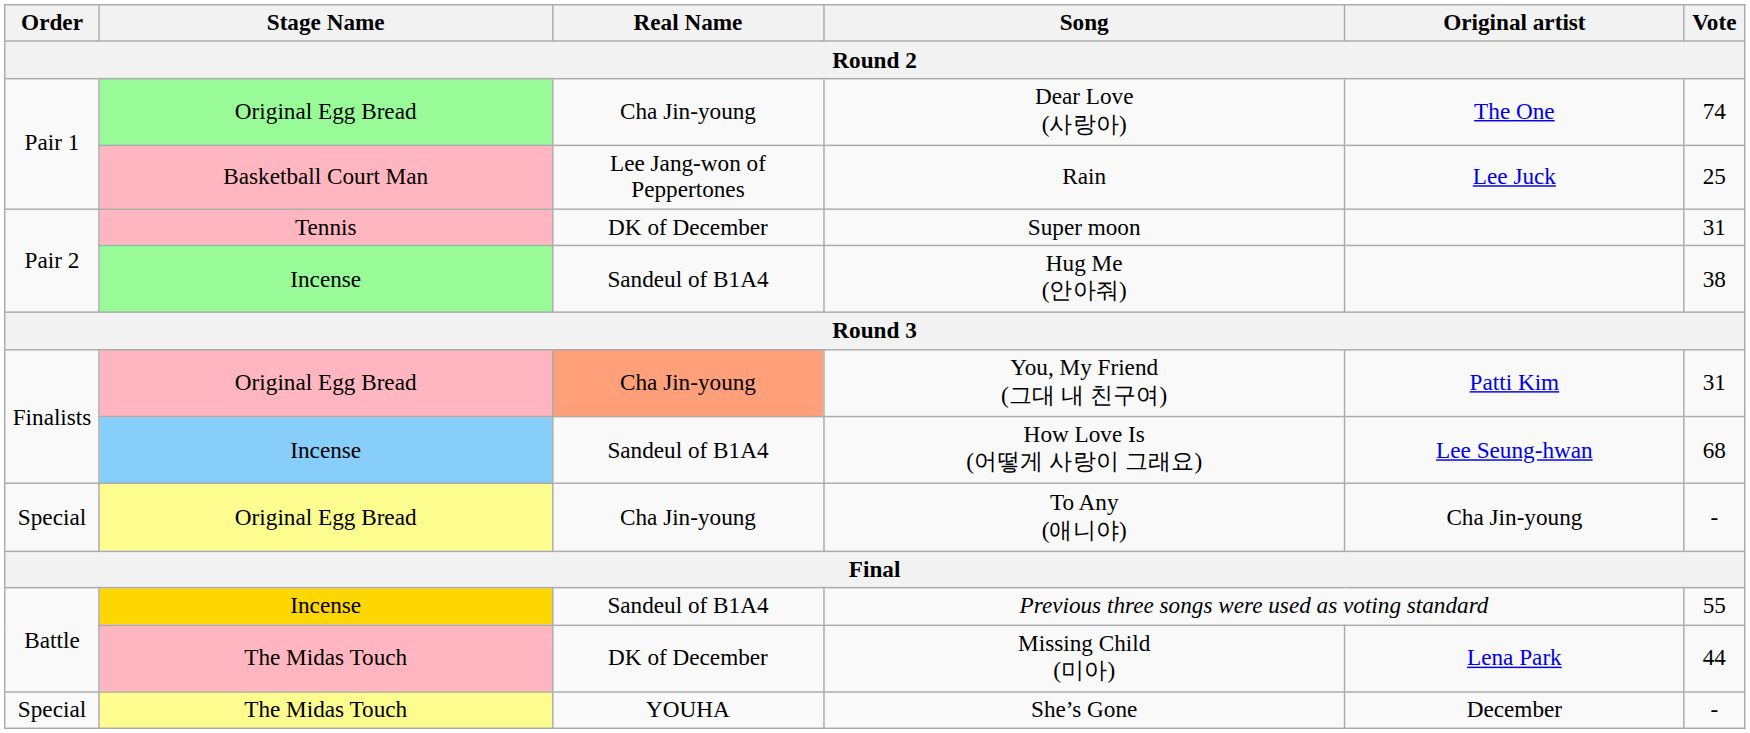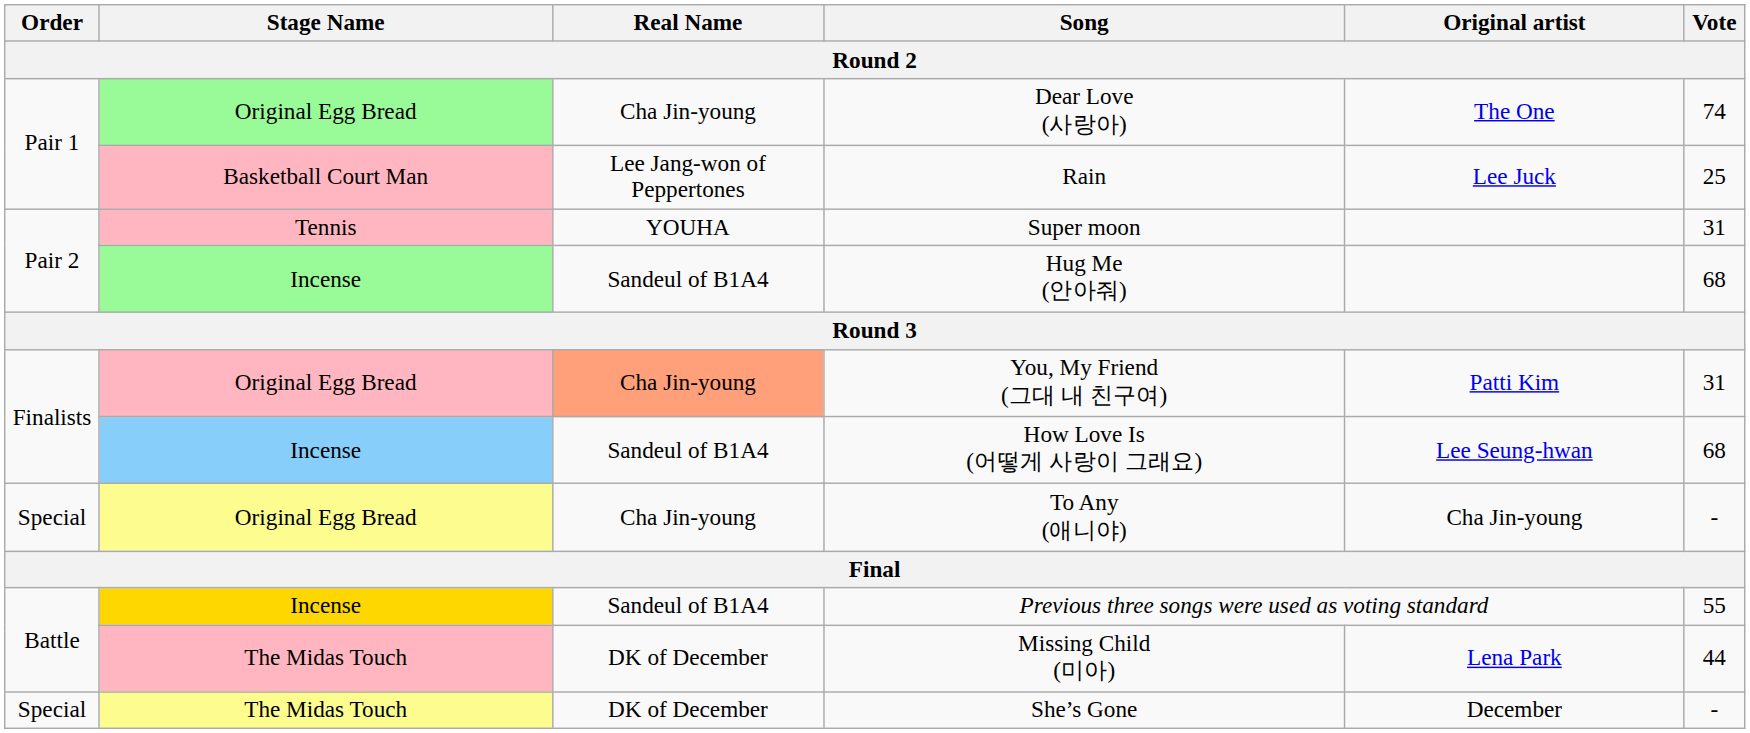(688, 226) DK of December -> (688, 226) YOUHA
(1714, 278) 38 -> (1714, 278) 68
(688, 710) YOUHA -> (688, 710) DK of December
